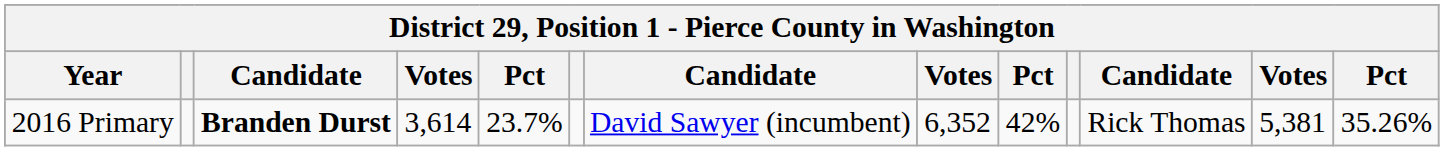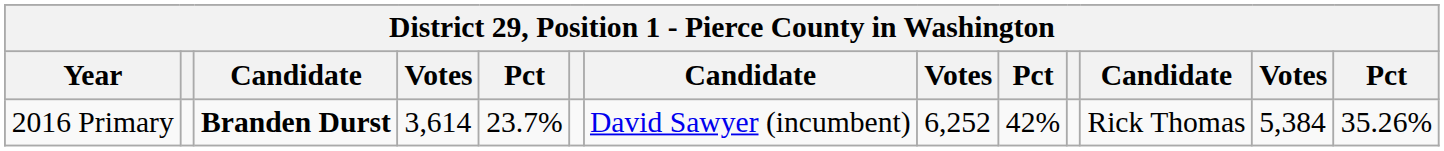(958, 121) 6,352 -> (958, 121) 6,252
(1292, 121) 5,381 -> (1292, 121) 5,384
